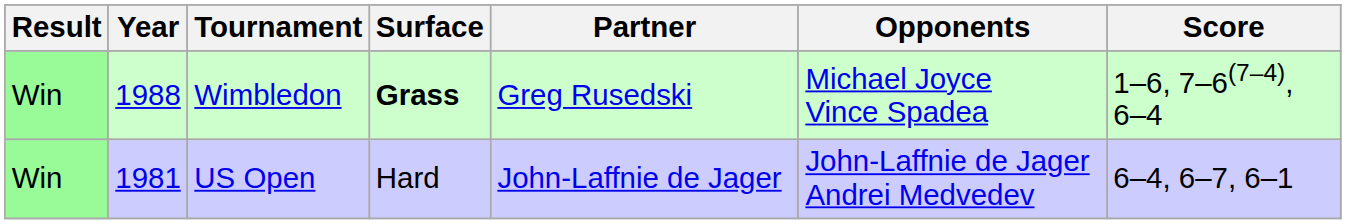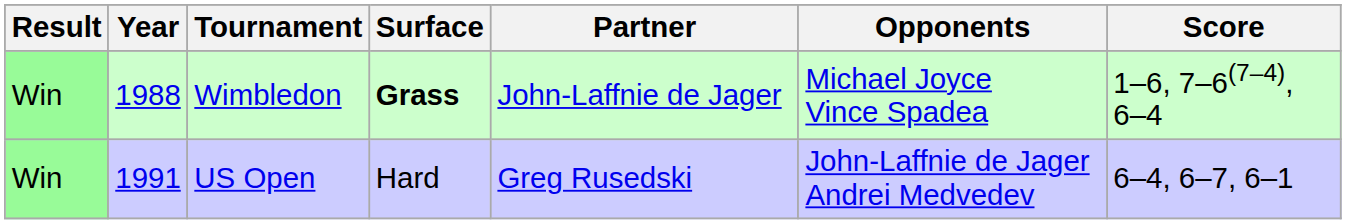(595, 95) Greg Rusedski -> (640, 95) John-Laffnie de Jager
(148, 178) 1981 -> (148, 178) 1991
(640, 178) John-Laffnie de Jager -> (595, 178) Greg Rusedski
